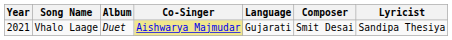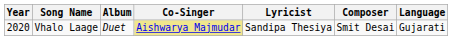columns swapped: (268, 12) <-> (402, 12)
(18, 28) 2021 -> (18, 28) 2020
